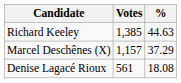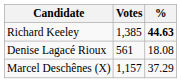(161, 31) normal -> (161, 31) bold
rows swapped: (59, 50) <-> (57, 68)
